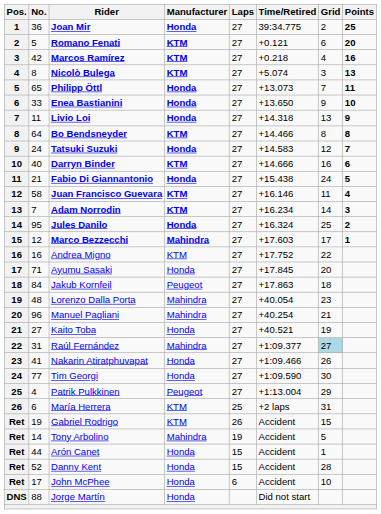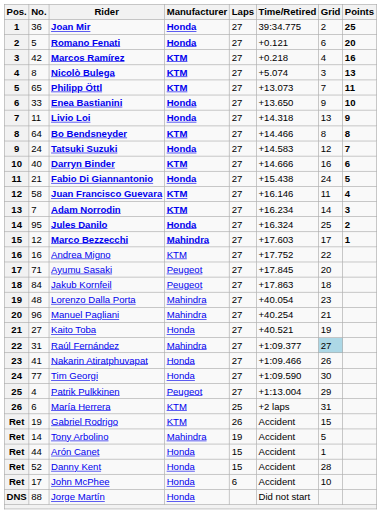(177, 42) KTM -> (182, 42) Honda
(182, 88) Honda -> (177, 88) KTM
(181, 270) Honda -> (184, 270) Peugeot
